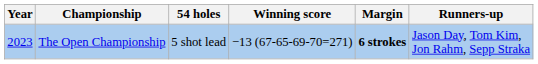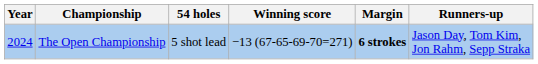(20, 41) 2023 -> (20, 41) 2024
